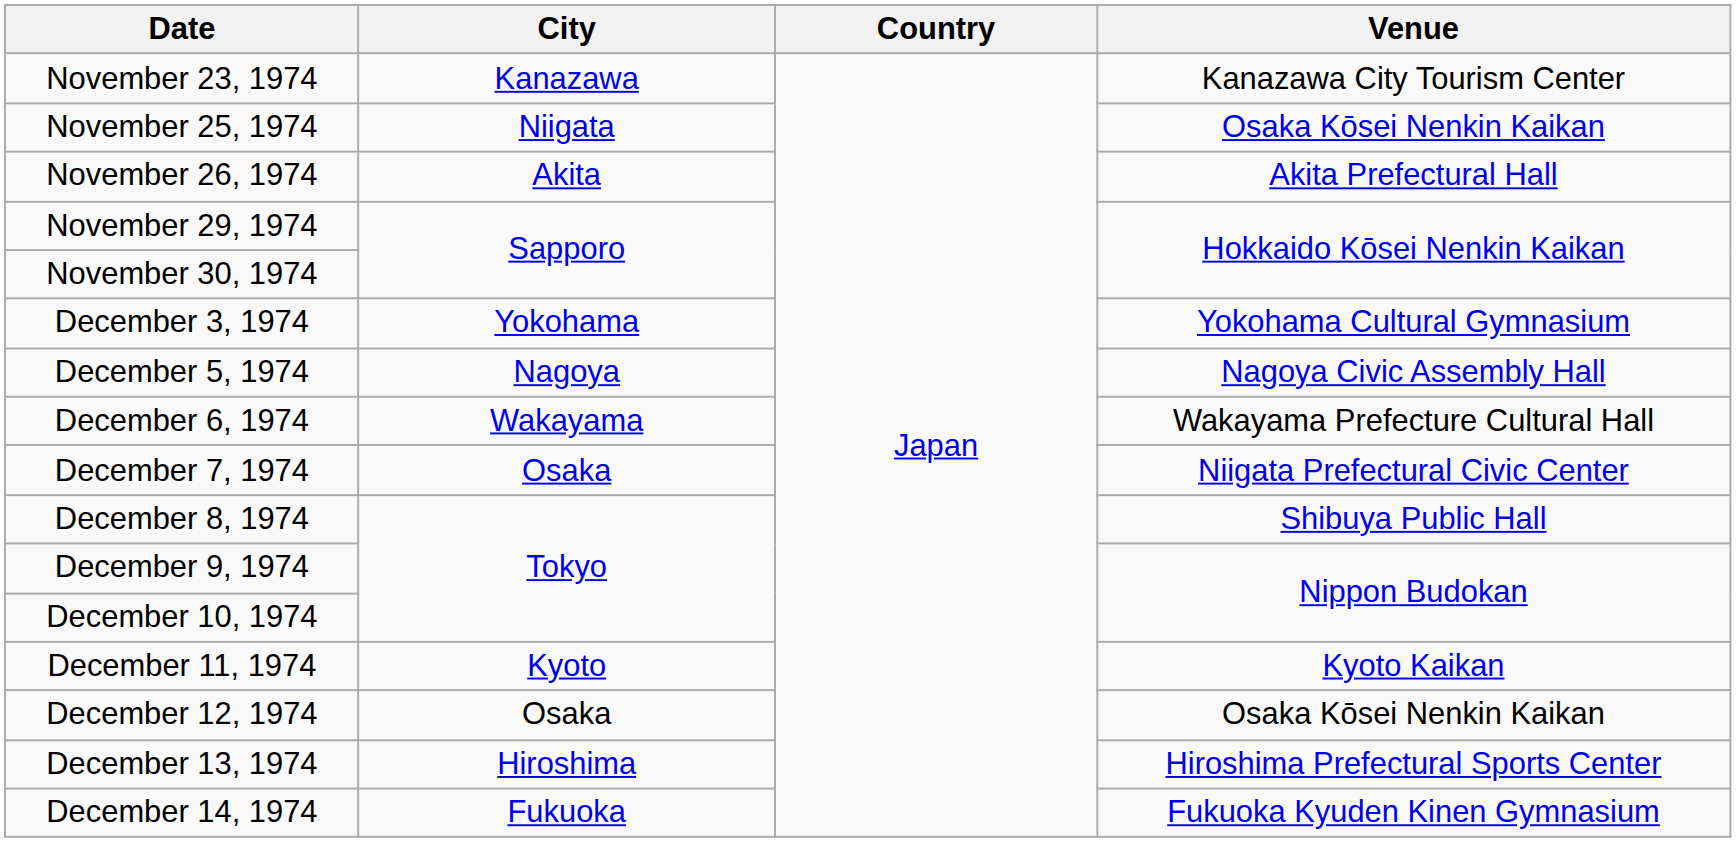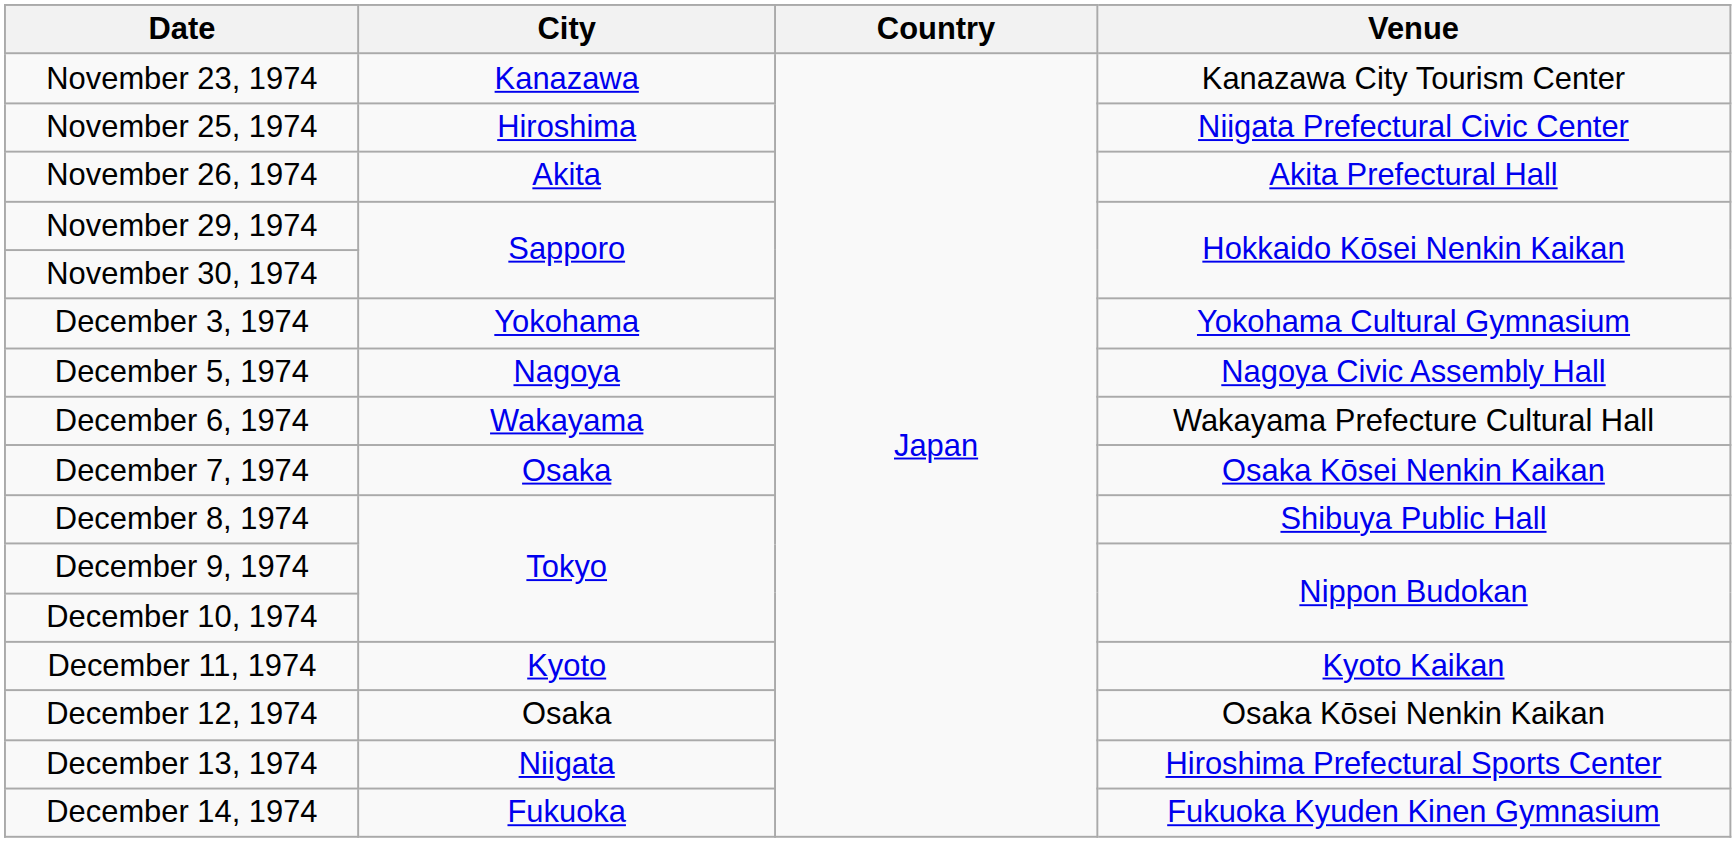(567, 126) Niigata -> (567, 126) Hiroshima
(1413, 126) Osaka Kōsei Nenkin Kaikan -> (1413, 126) Niigata Prefectural Civic Center
(1413, 469) Niigata Prefectural Civic Center -> (1413, 469) Osaka Kōsei Nenkin Kaikan
(567, 763) Hiroshima -> (567, 763) Niigata
